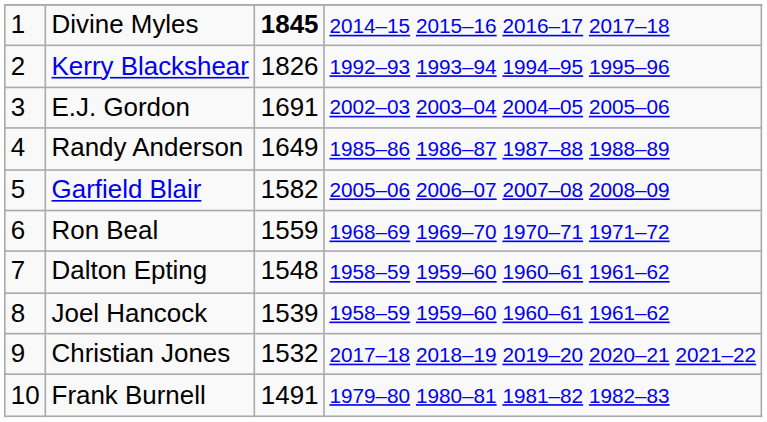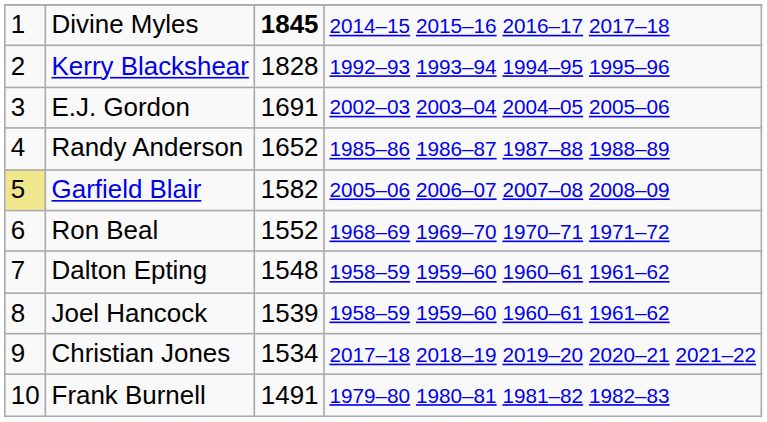(290, 66) 1826 -> (290, 66) 1828
(290, 148) 1649 -> (290, 148) 1652
(18, 189) no background -> (18, 189) khaki background
(290, 230) 1559 -> (290, 230) 1552
(290, 353) 1532 -> (290, 353) 1534
